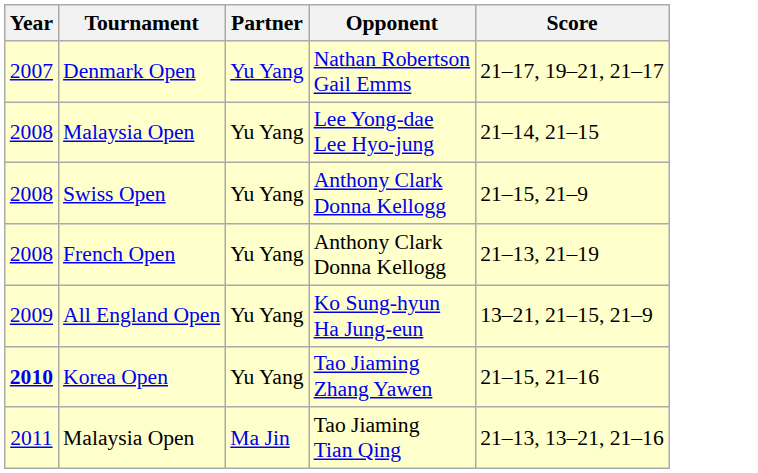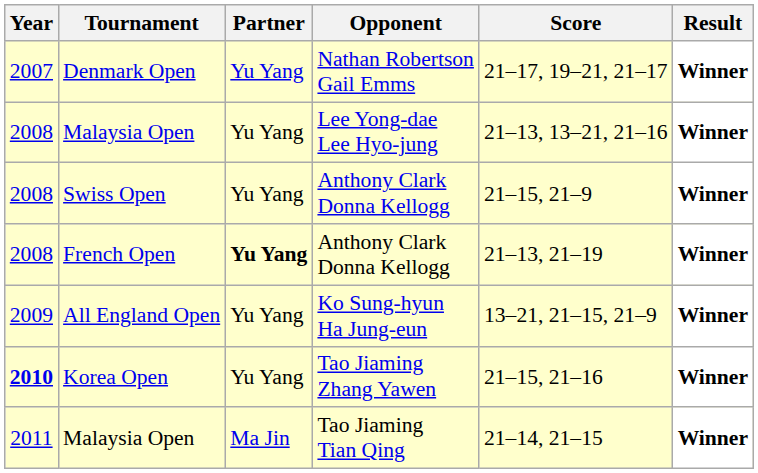+ column: (713, 22)
(540, 132) 21–14, 21–15 -> (576, 132) 21–13, 13–21, 21–16
(267, 254) normal -> (269, 254) bold
(572, 437) 21–13, 13–21, 21–16 -> (543, 437) 21–14, 21–15
